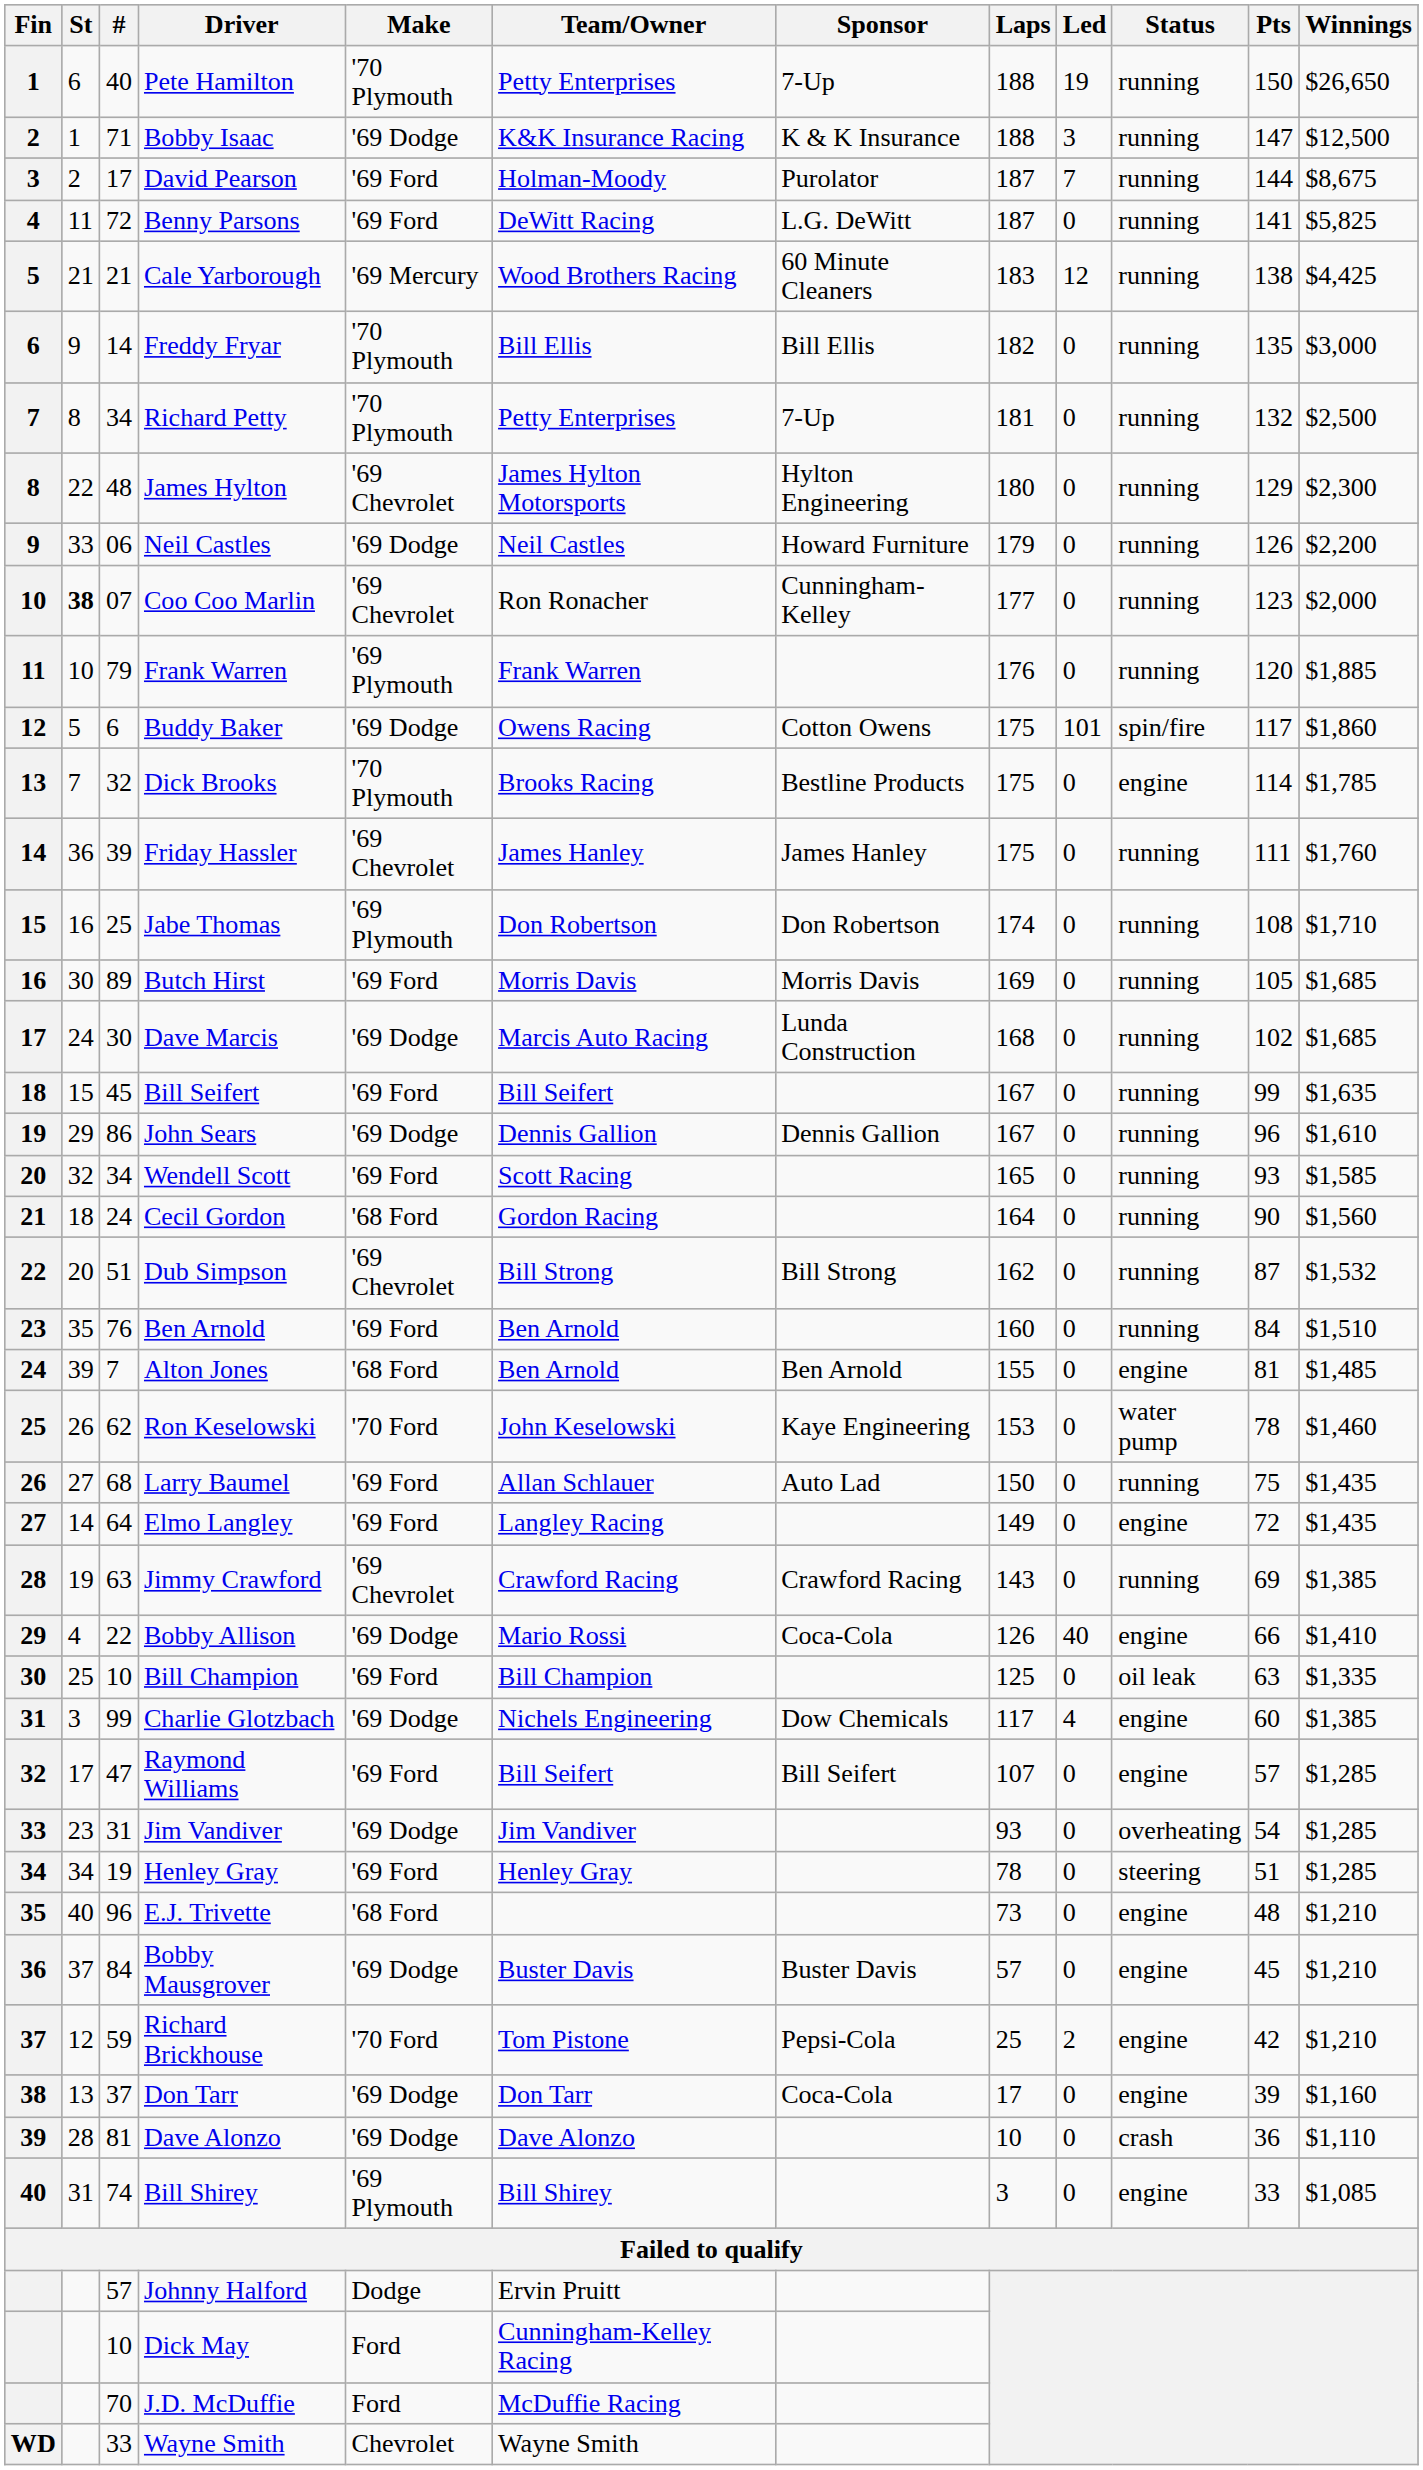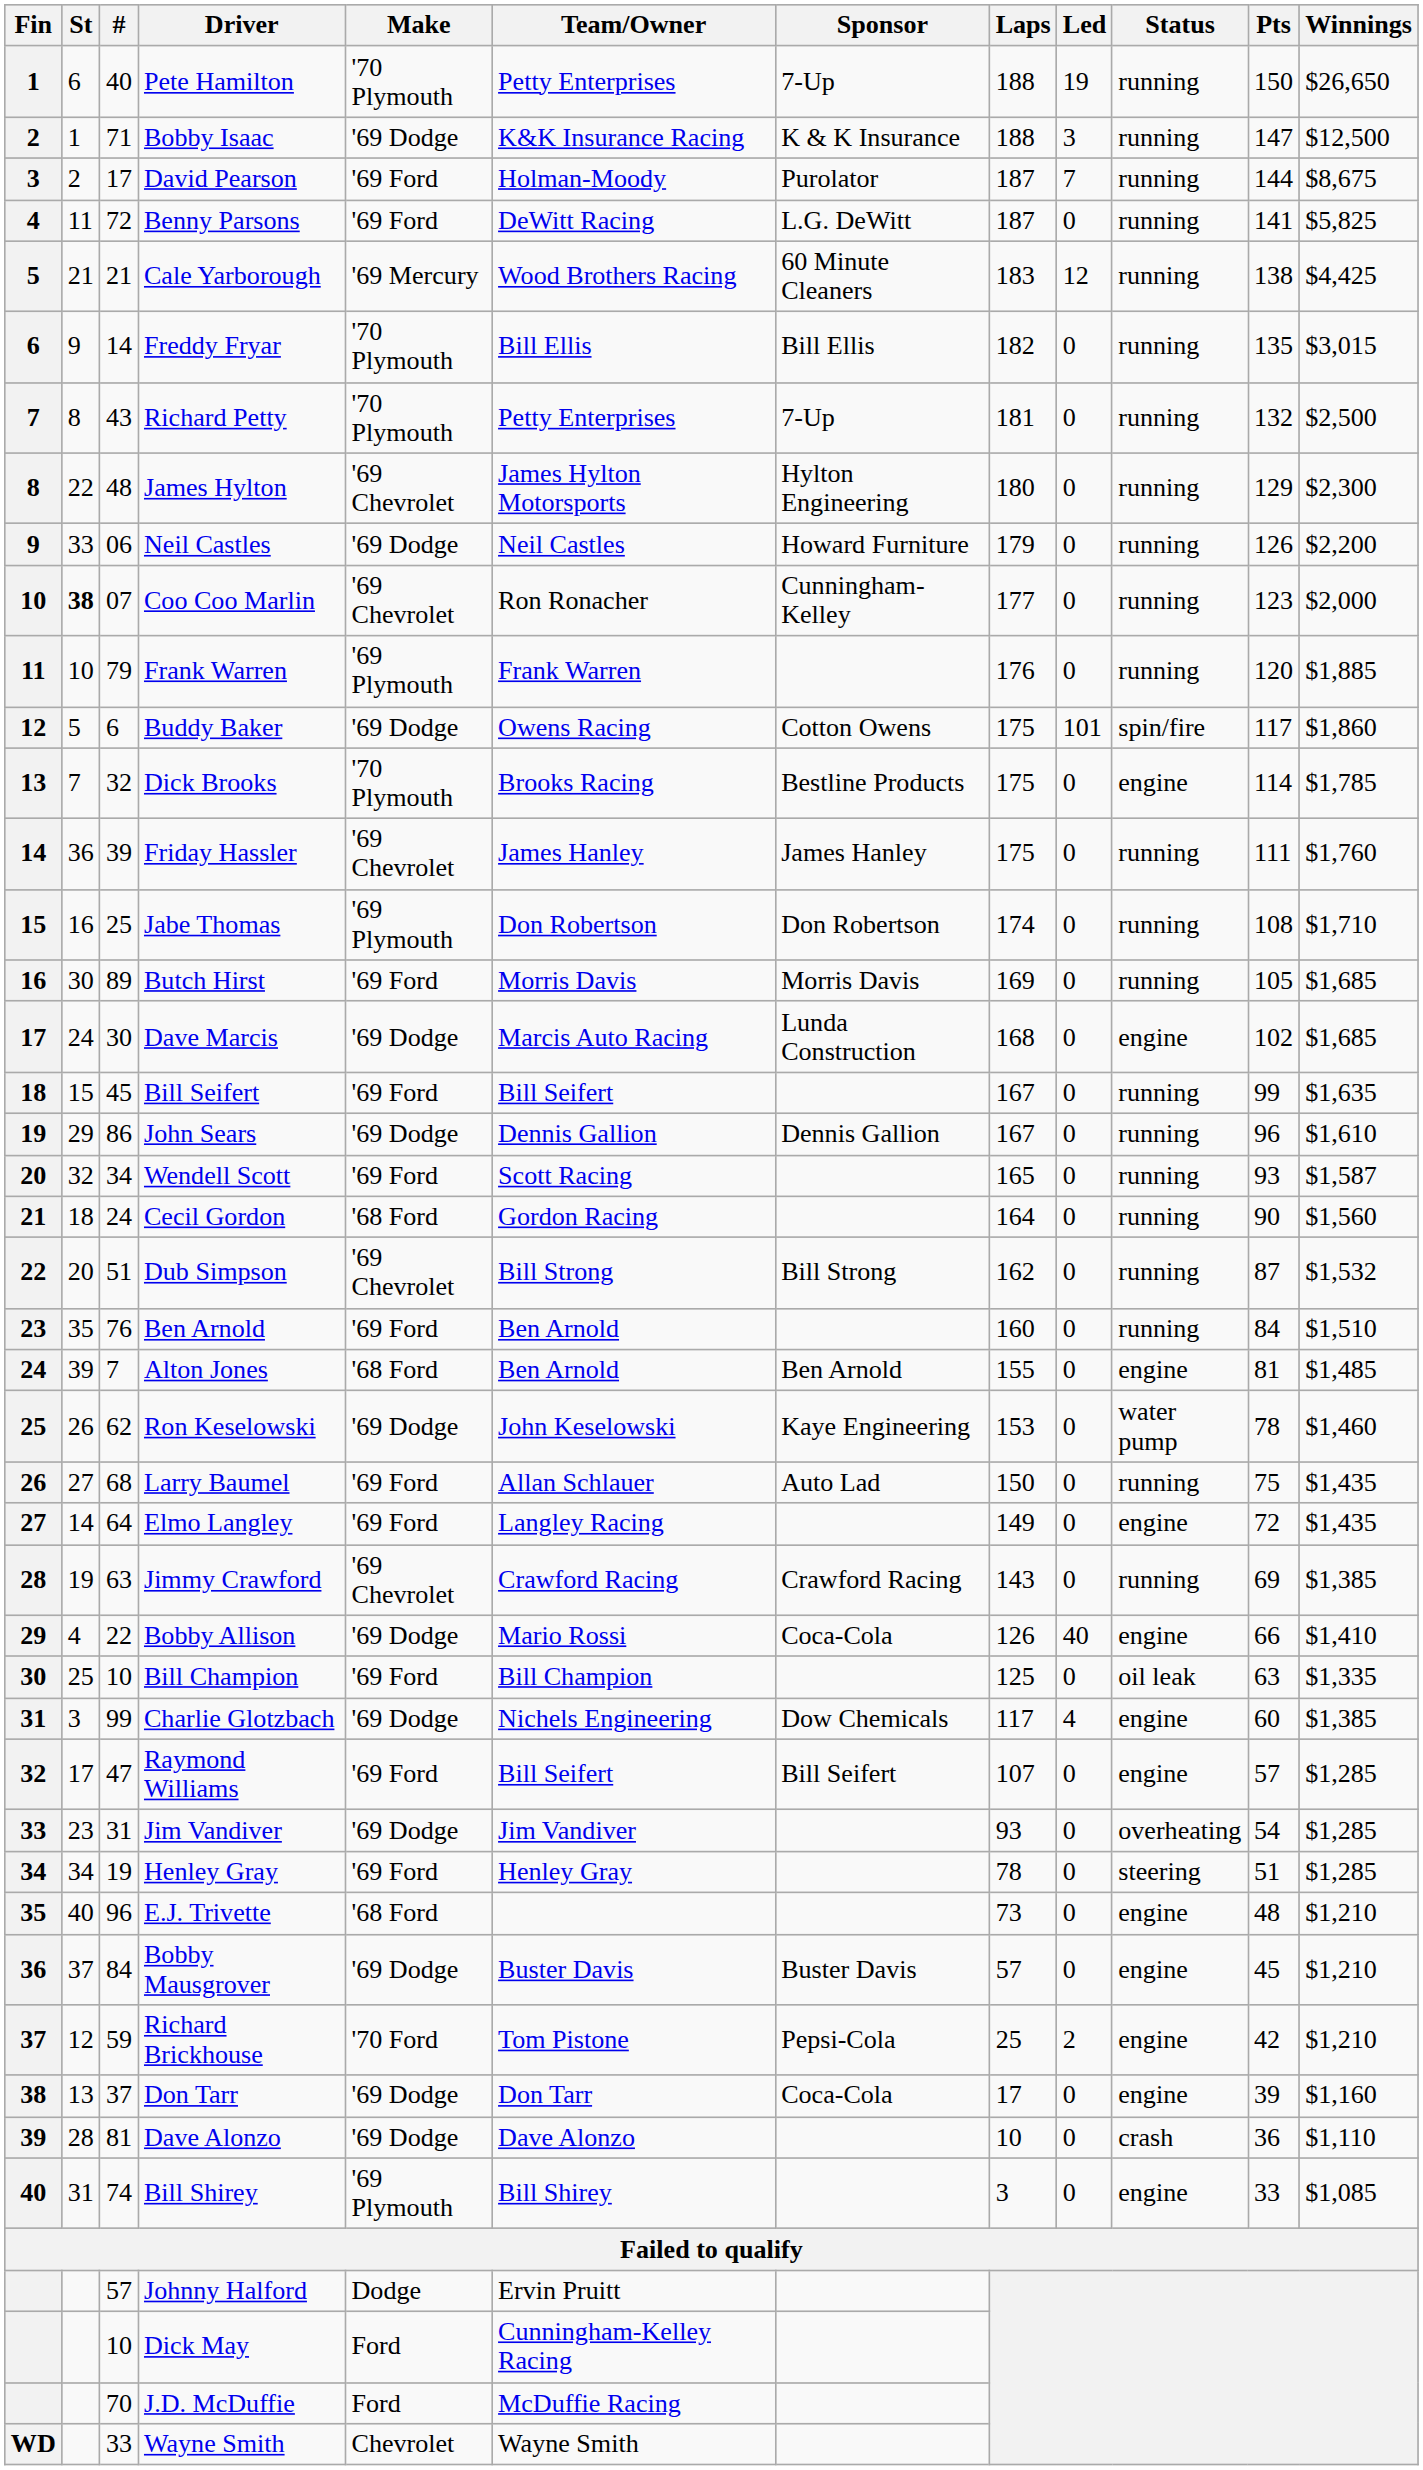(1341, 346) $3,000 -> (1341, 346) $3,015
(119, 417) 34 -> (119, 417) 43
(1159, 1036) running -> (1153, 1036) engine
(1341, 1175) $1,585 -> (1341, 1175) $1,587
(395, 1425) '70 Ford -> (405, 1425) '69 Dodge
